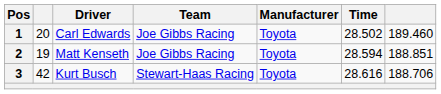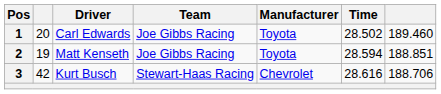(278, 74) Toyota -> (286, 74) Chevrolet
